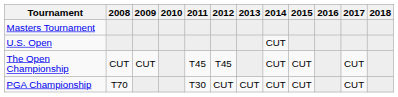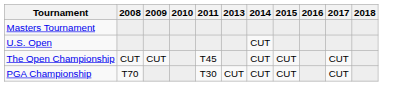- column: (223, 12)
